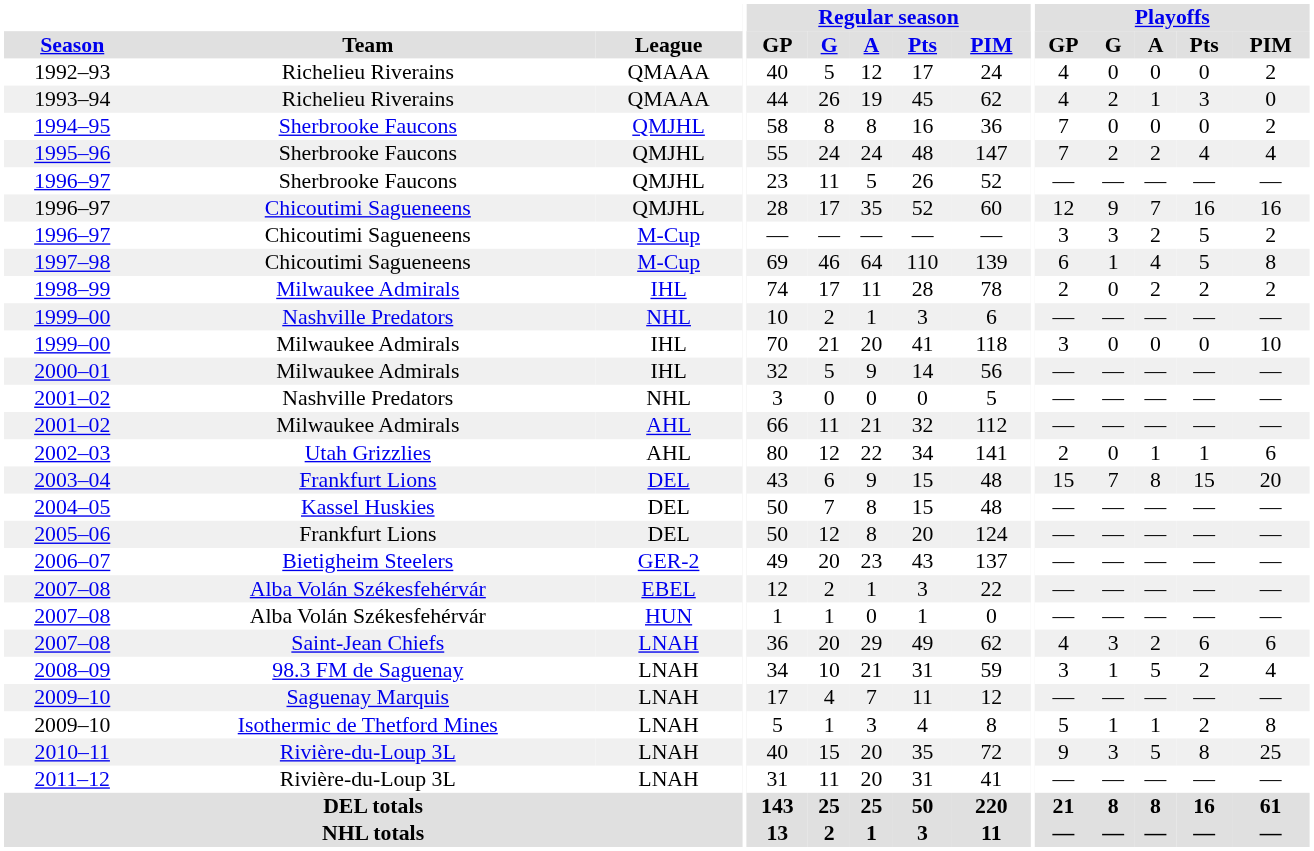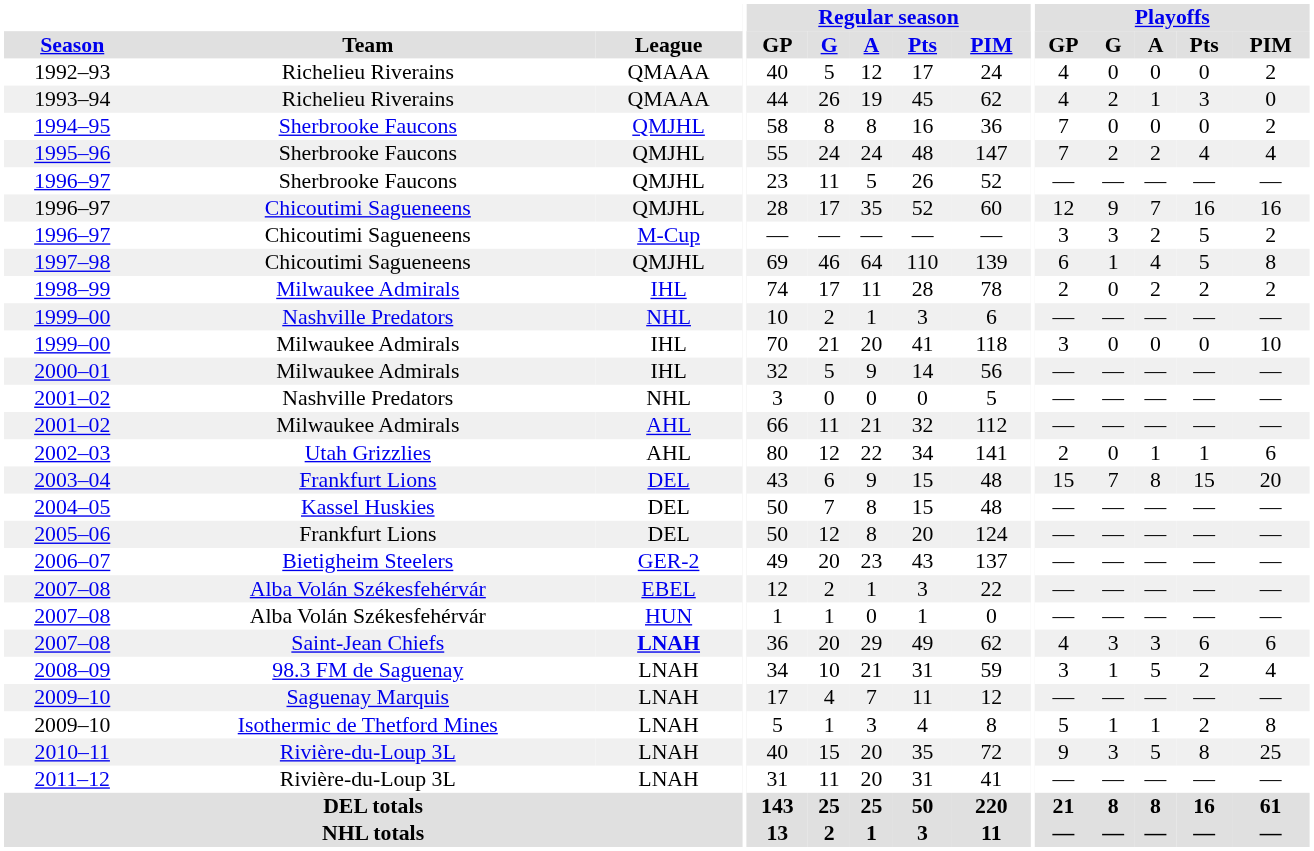(669, 262) M-Cup -> (669, 262) QMJHL
(669, 643) normal -> (669, 643) bold
(1155, 643) 2 -> (1155, 643) 3
